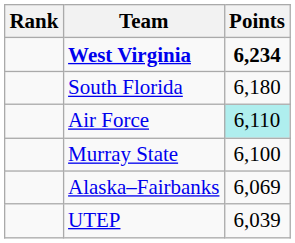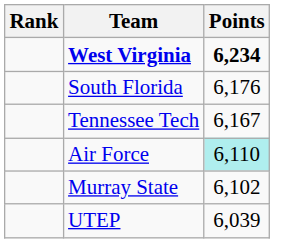(257, 87) 6,180 -> (237, 87) 6,176
+ row: (134, 120)
(257, 154) 6,100 -> (237, 187) 6,102
- row: (144, 187)
